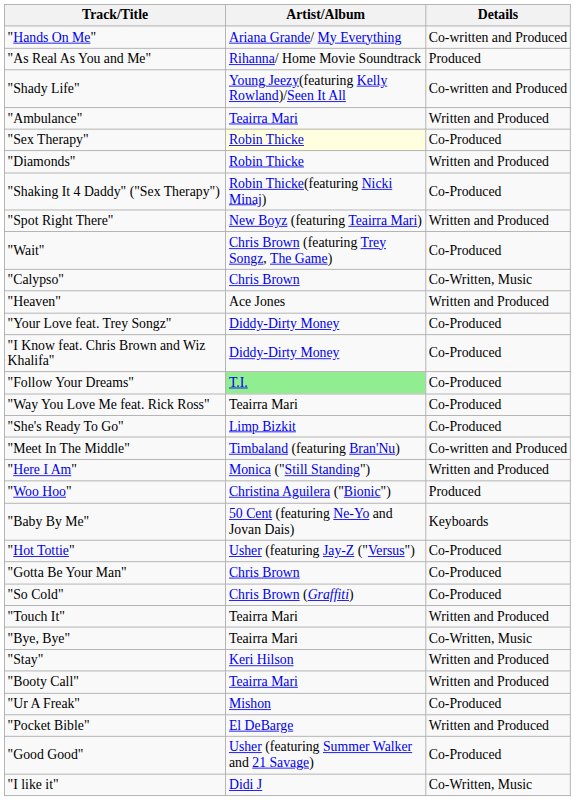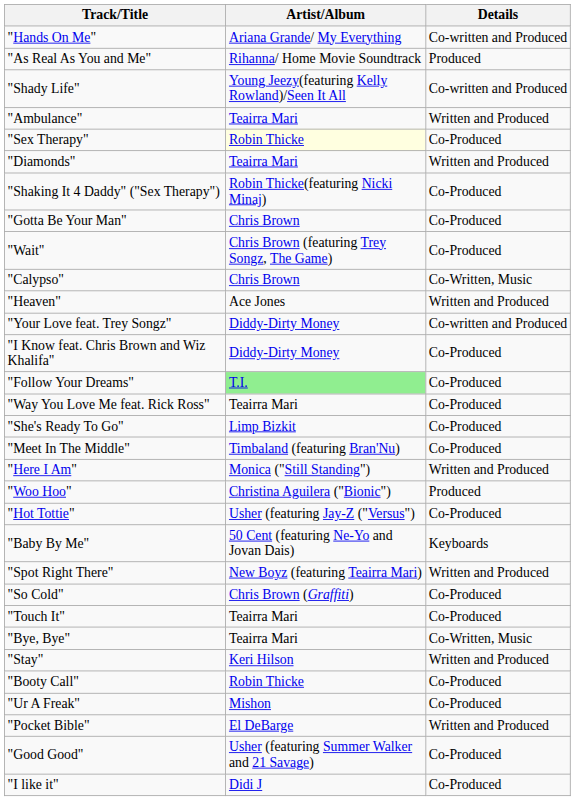(266, 161) Robin Thicke -> (263, 161) Teairra Mari
rows swapped: (67, 572) <-> (60, 220)
(465, 323) Co-Produced -> (498, 323) Co-written and Produced
(498, 448) Co-written and Produced -> (465, 448) Co-Produced
rows swapped: (41, 551) <-> (48, 521)
(489, 616) Written and Produced -> (465, 616) Co-Produced
(263, 682) Teairra Mari -> (266, 682) Robin Thicke
(489, 682) Written and Produced -> (465, 682) Co-Produced
(480, 784) Co-Written, Music -> (465, 784) Co-Produced
